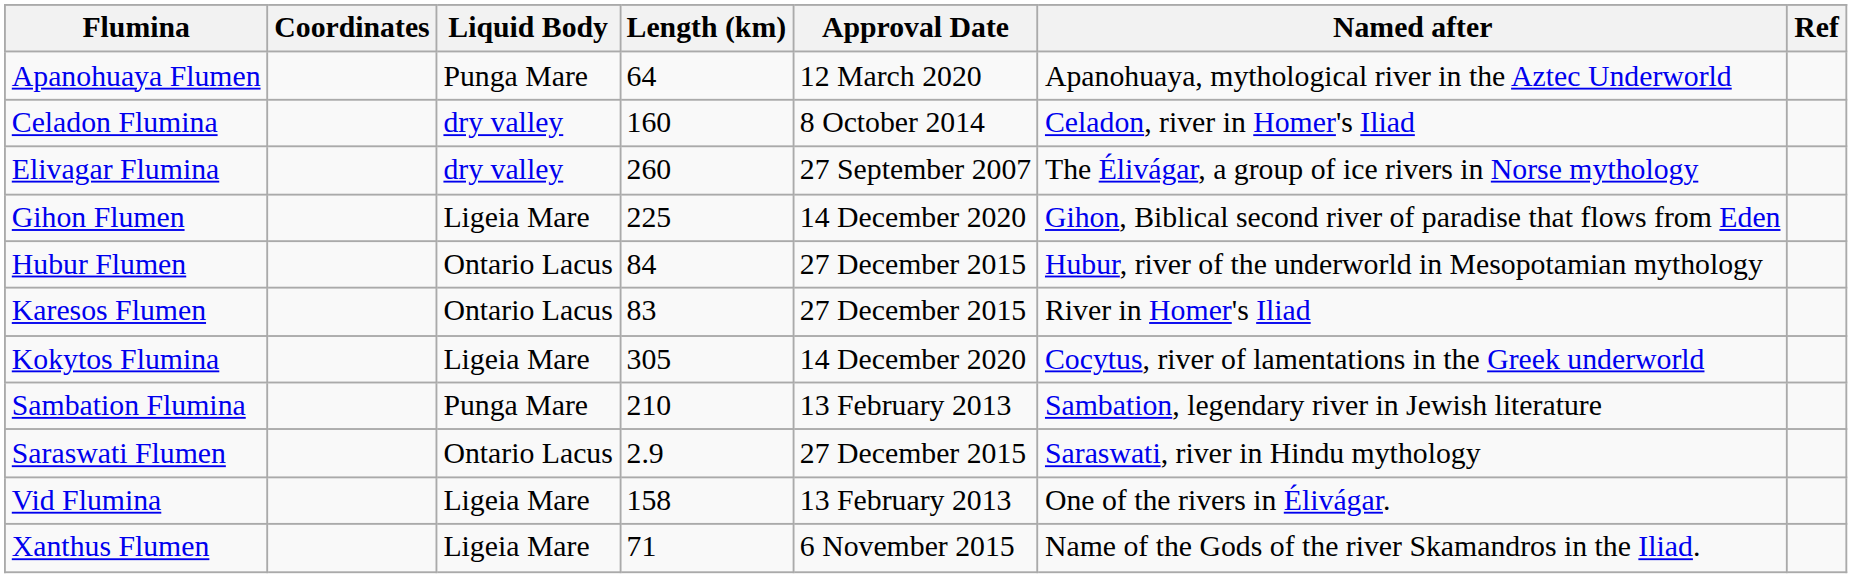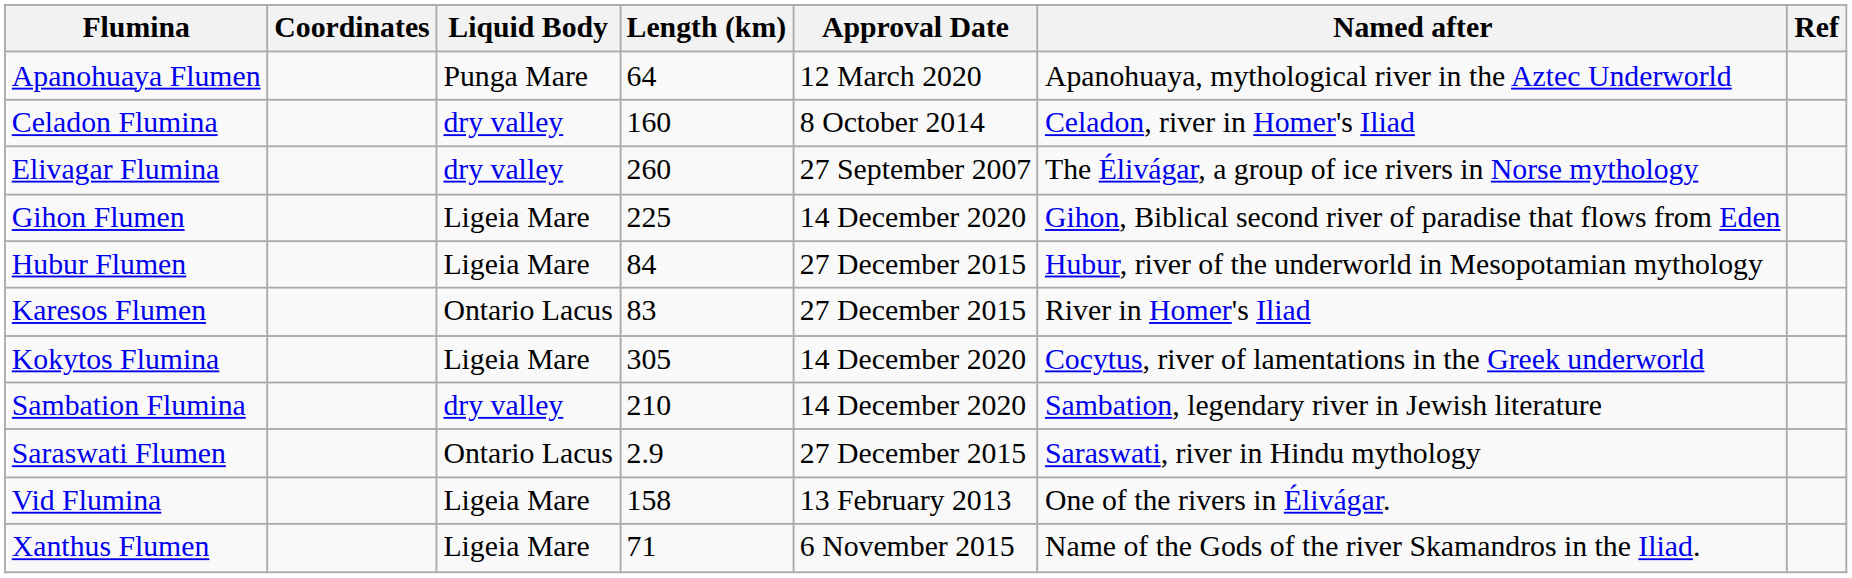(528, 264) Ontario Lacus -> (517, 264) Ligeia Mare
(516, 405) Punga Mare -> (503, 405) dry valley
(906, 405) 13 February 2013 -> (913, 405) 14 December 2020
